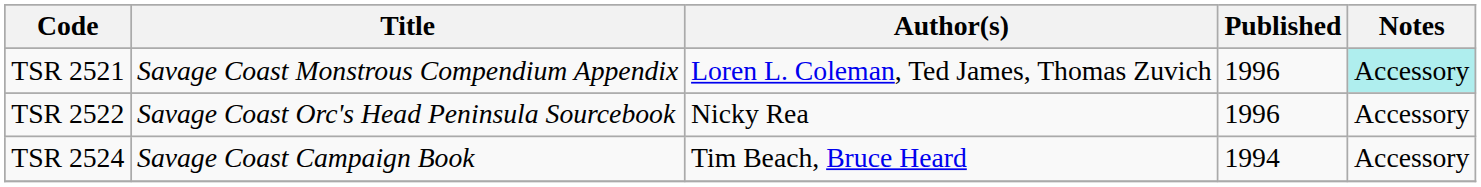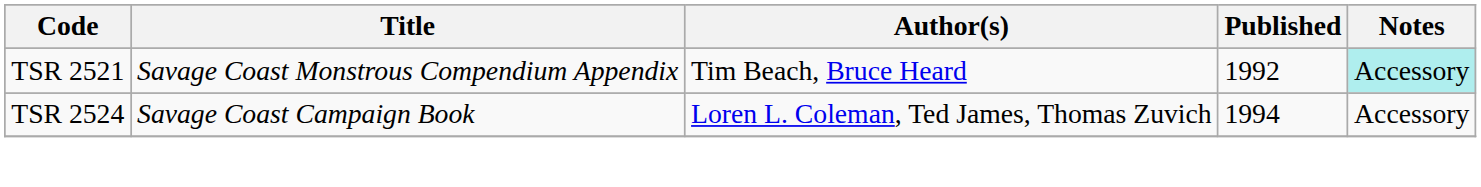(951, 70) Loren L. Coleman, Ted James, Thomas Zuvich -> (829, 70) Tim Beach, Bruce Heard
(1252, 70) 1996 -> (1252, 70) 1992
- row: (68, 114)
(829, 158) Tim Beach, Bruce Heard -> (951, 114) Loren L. Coleman, Ted James, Thomas Zuvich
